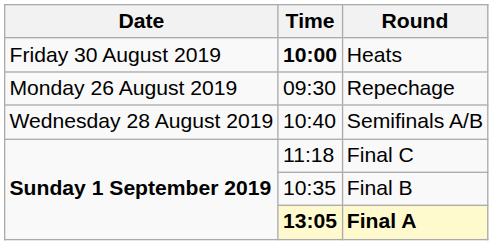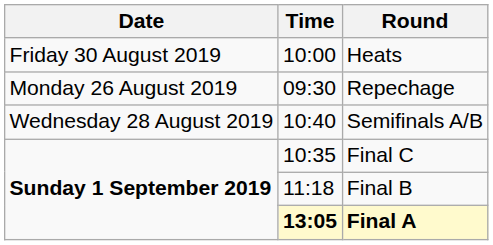(310, 54) bold -> (310, 54) normal
(309, 155) 11:18 -> (310, 155) 10:35
(310, 188) 10:35 -> (309, 188) 11:18
